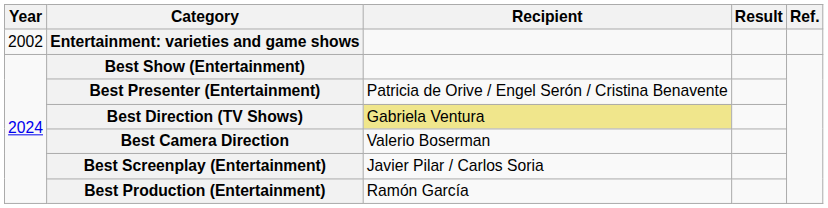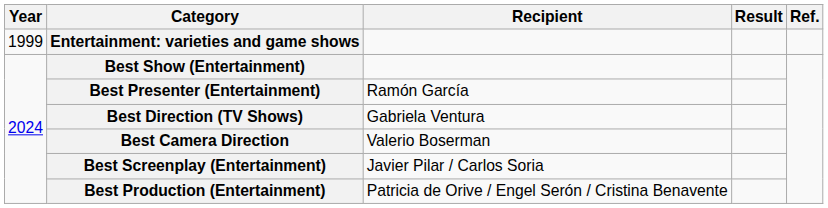(26, 41) 2002 -> (26, 41) 1999
(547, 91) Patricia de Orive / Engel Serón / Cristina Benavente -> (418, 91) Ramón García
(426, 116) khaki background -> (426, 116) no background
(418, 191) Ramón García -> (547, 191) Patricia de Orive / Engel Serón / Cristina Benavente
